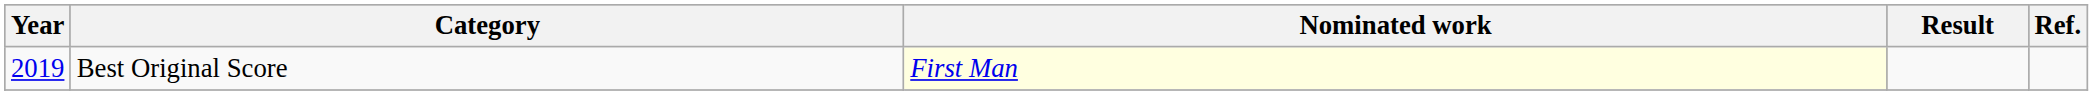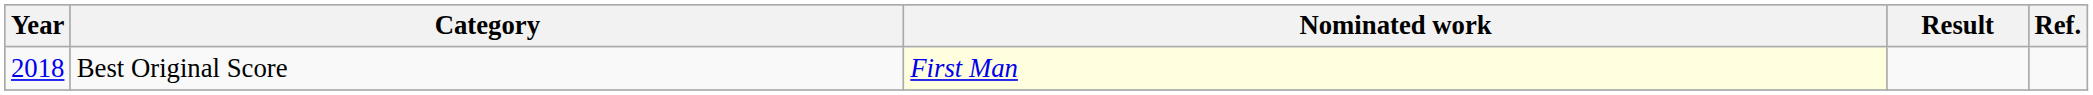(38, 68) 2019 -> (38, 68) 2018
